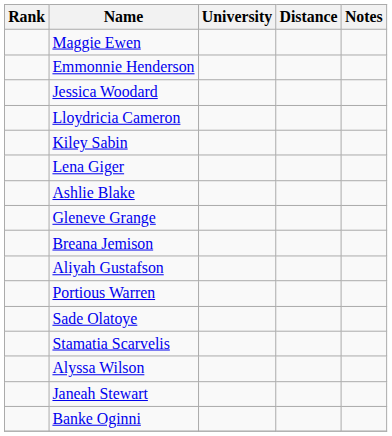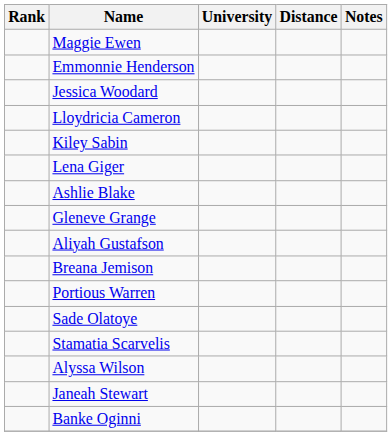rows swapped: (103, 243) <-> (108, 268)
